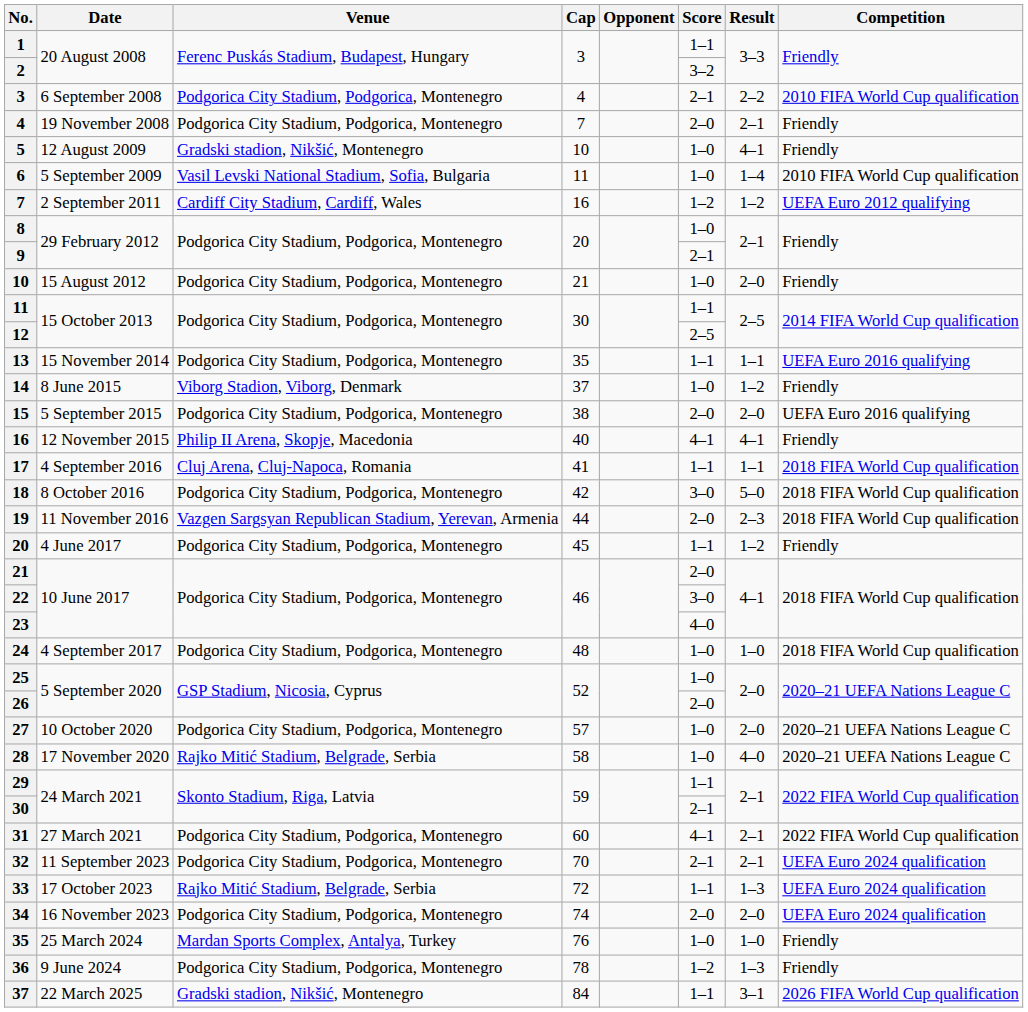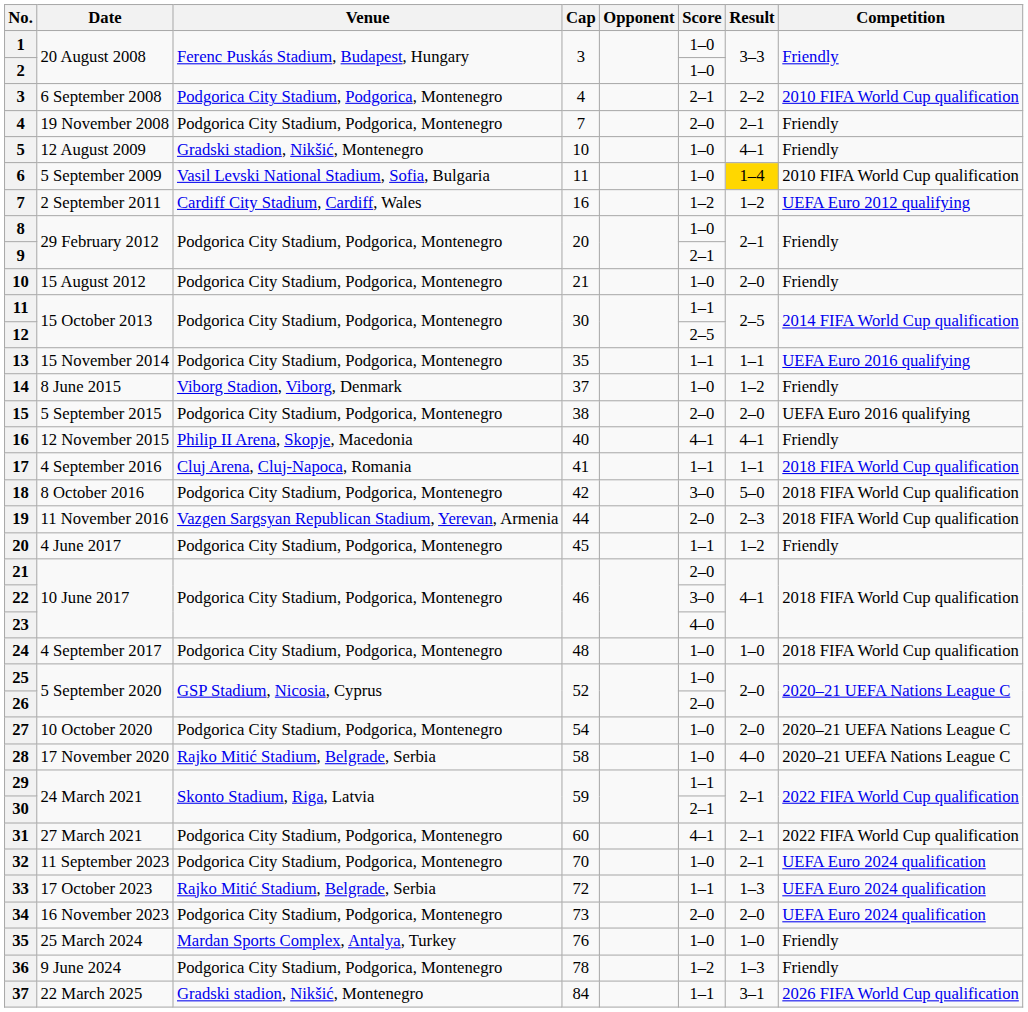(702, 44) 1–1 -> (702, 44) 1–0
(702, 70) 3–2 -> (702, 70) 1–0
(752, 176) no background -> (752, 176) gold background
(581, 730) 57 -> (581, 730) 54
(702, 862) 2–1 -> (702, 862) 1–0
(581, 914) 74 -> (581, 914) 73
